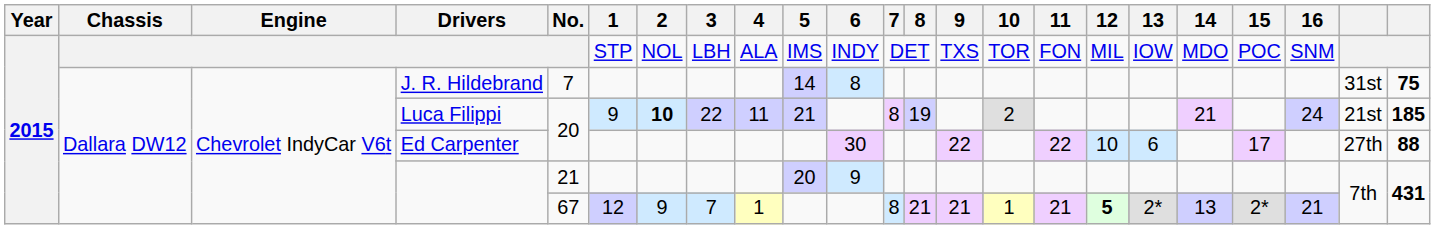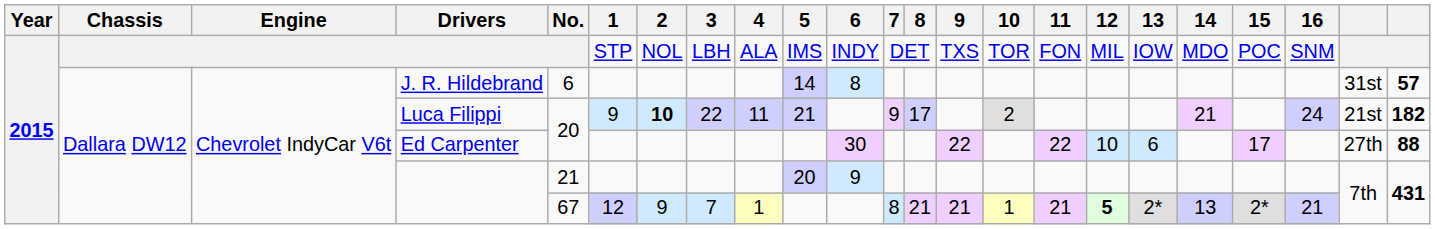(568, 83) 7 -> (568, 83) 6
(1408, 83) 75 -> (1408, 83) 57
(894, 114) 8 -> (894, 114) 9
(920, 114) 19 -> (920, 114) 17
(1408, 114) 185 -> (1408, 114) 182
